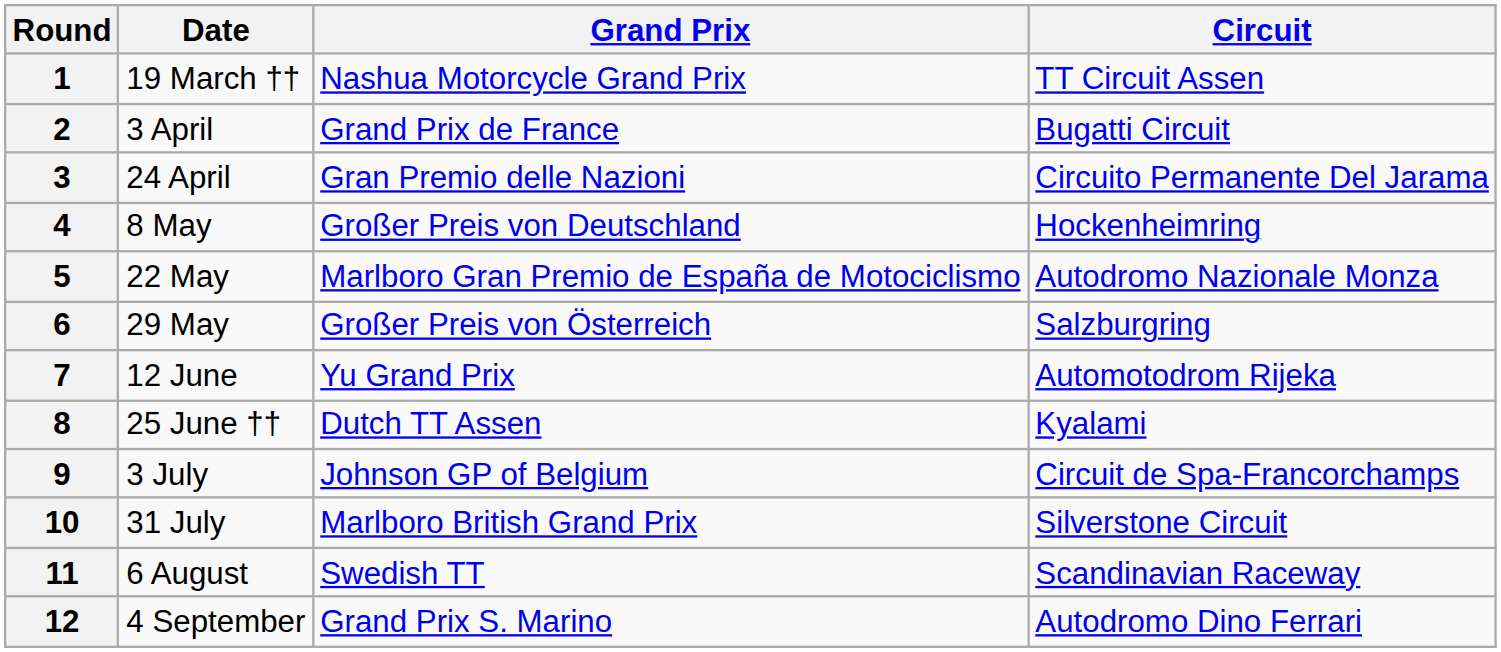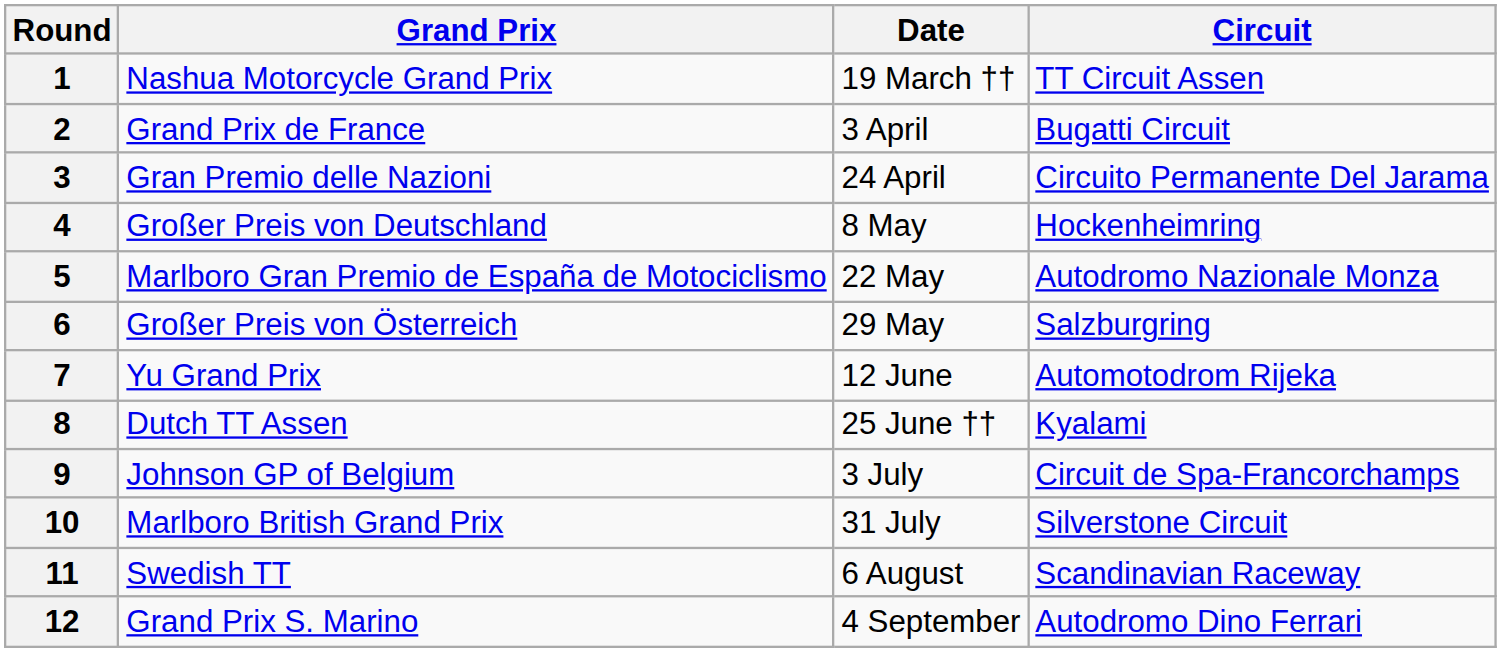columns swapped: (216, 29) <-> (670, 29)
